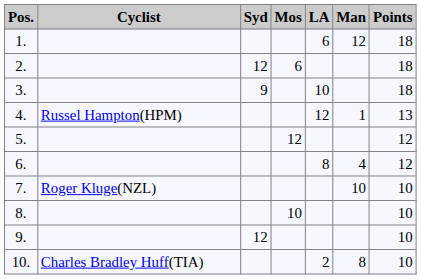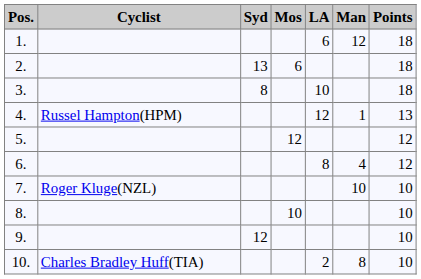(260, 65) 12 -> (260, 65) 13
(264, 90) 9 -> (264, 90) 8
